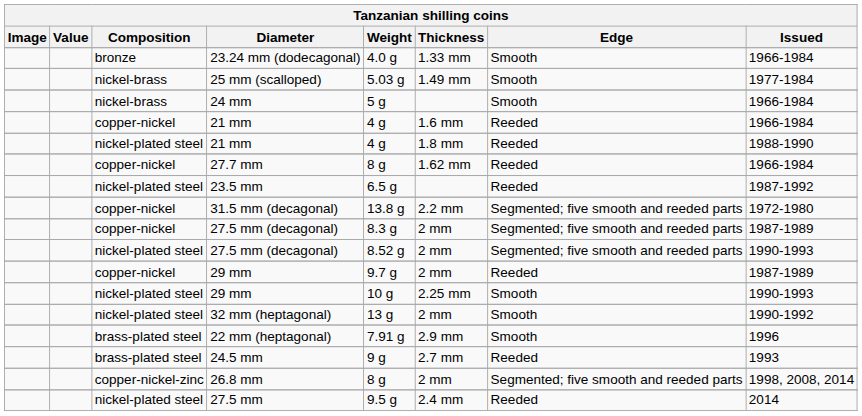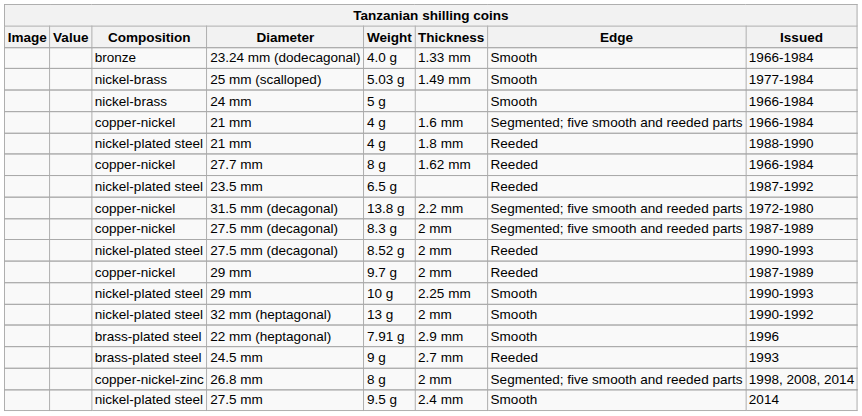(514, 122) Reeded -> (617, 122) Segmented; five smooth and reeded parts
(617, 251) Segmented; five smooth and reeded parts -> (514, 251) Reeded
(514, 400) Reeded -> (514, 400) Smooth
